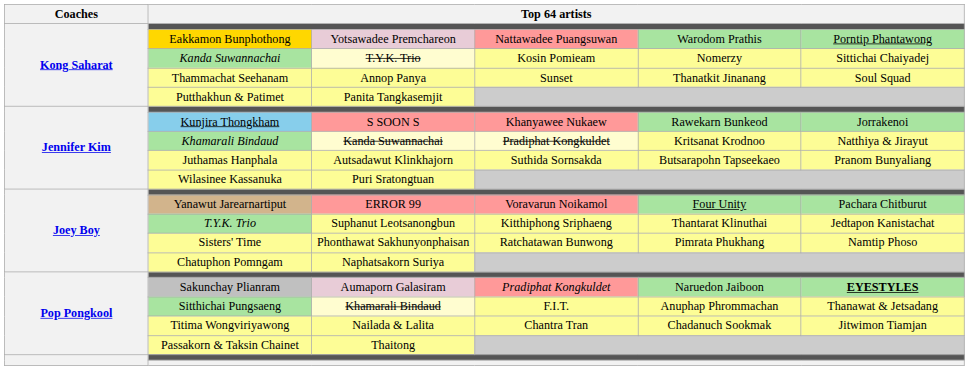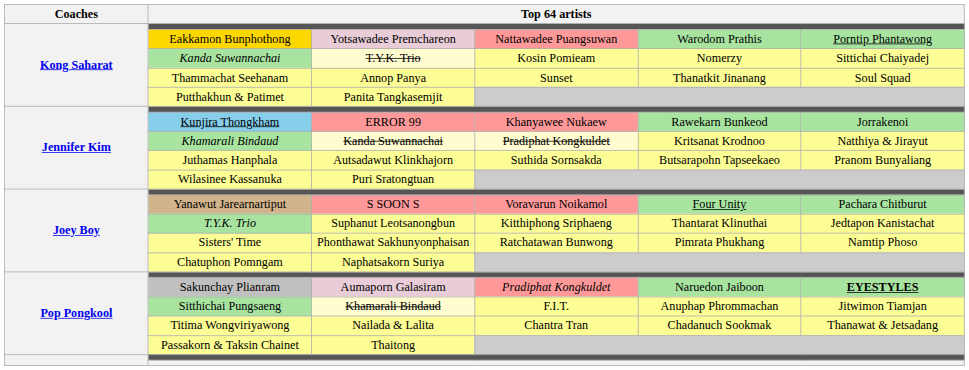(393, 121) S SOON S -> (393, 121) ERROR 99
(393, 204) ERROR 99 -> (393, 204) S SOON S
(883, 306) Thanawat & Jetsadang -> (883, 306) Jitwimon Tiamjan
(883, 325) Jitwimon Tiamjan -> (883, 325) Thanawat & Jetsadang
